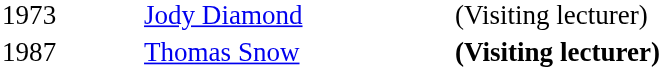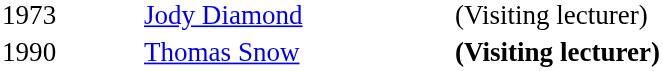(29, 52) 1987 -> (29, 52) 1990
